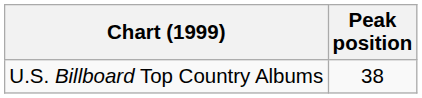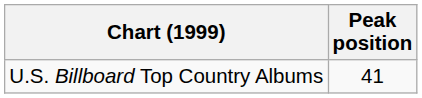(372, 76) 38 -> (372, 76) 41
